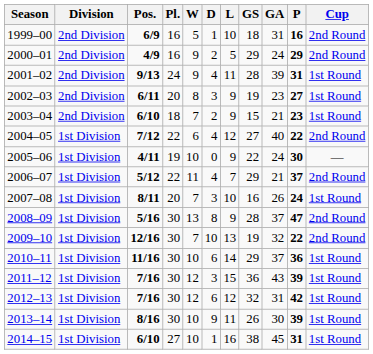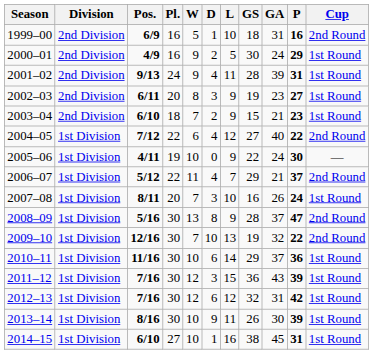(253, 55) 29 -> (253, 55) 30
(337, 55) 2nd Round -> (335, 55) 1st Round
